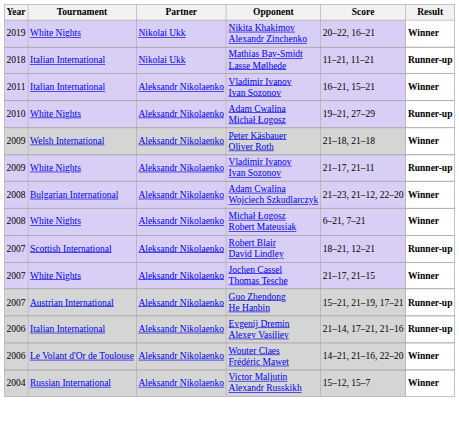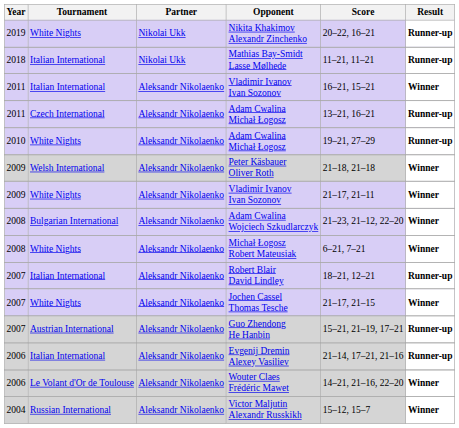(423, 34) Winner -> (430, 34) Runner-up
+ row: (16, 114)
(430, 168) Runner-up -> (423, 195) Winner
(71, 249) Scottish International -> (68, 276) Italian International
